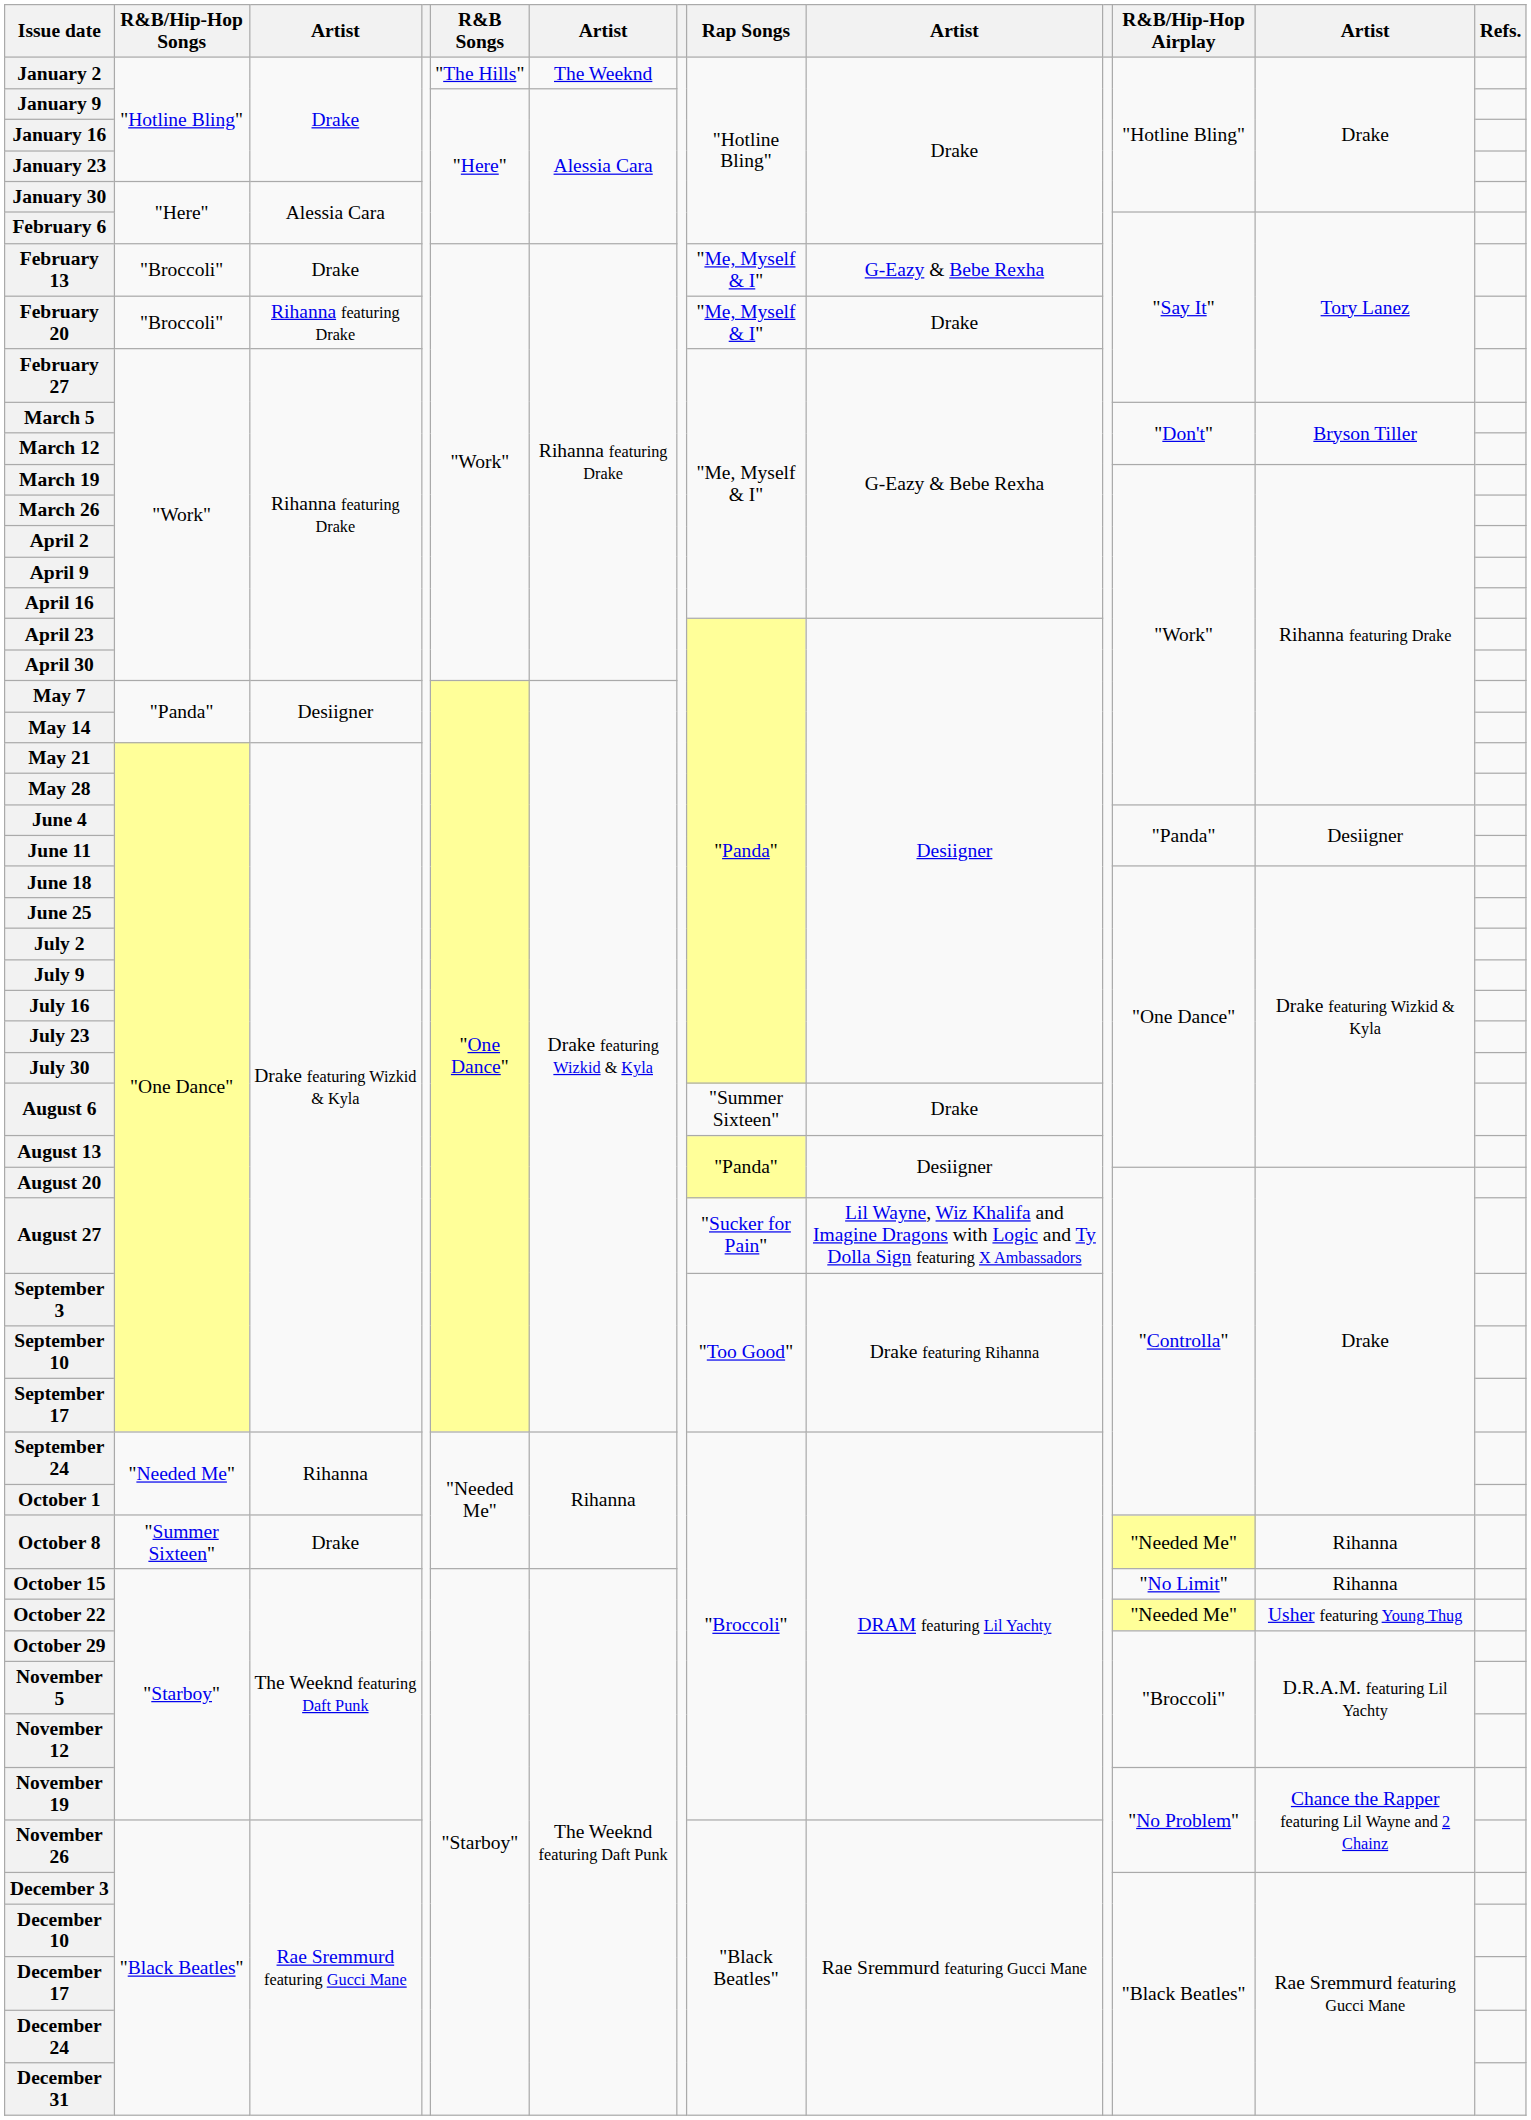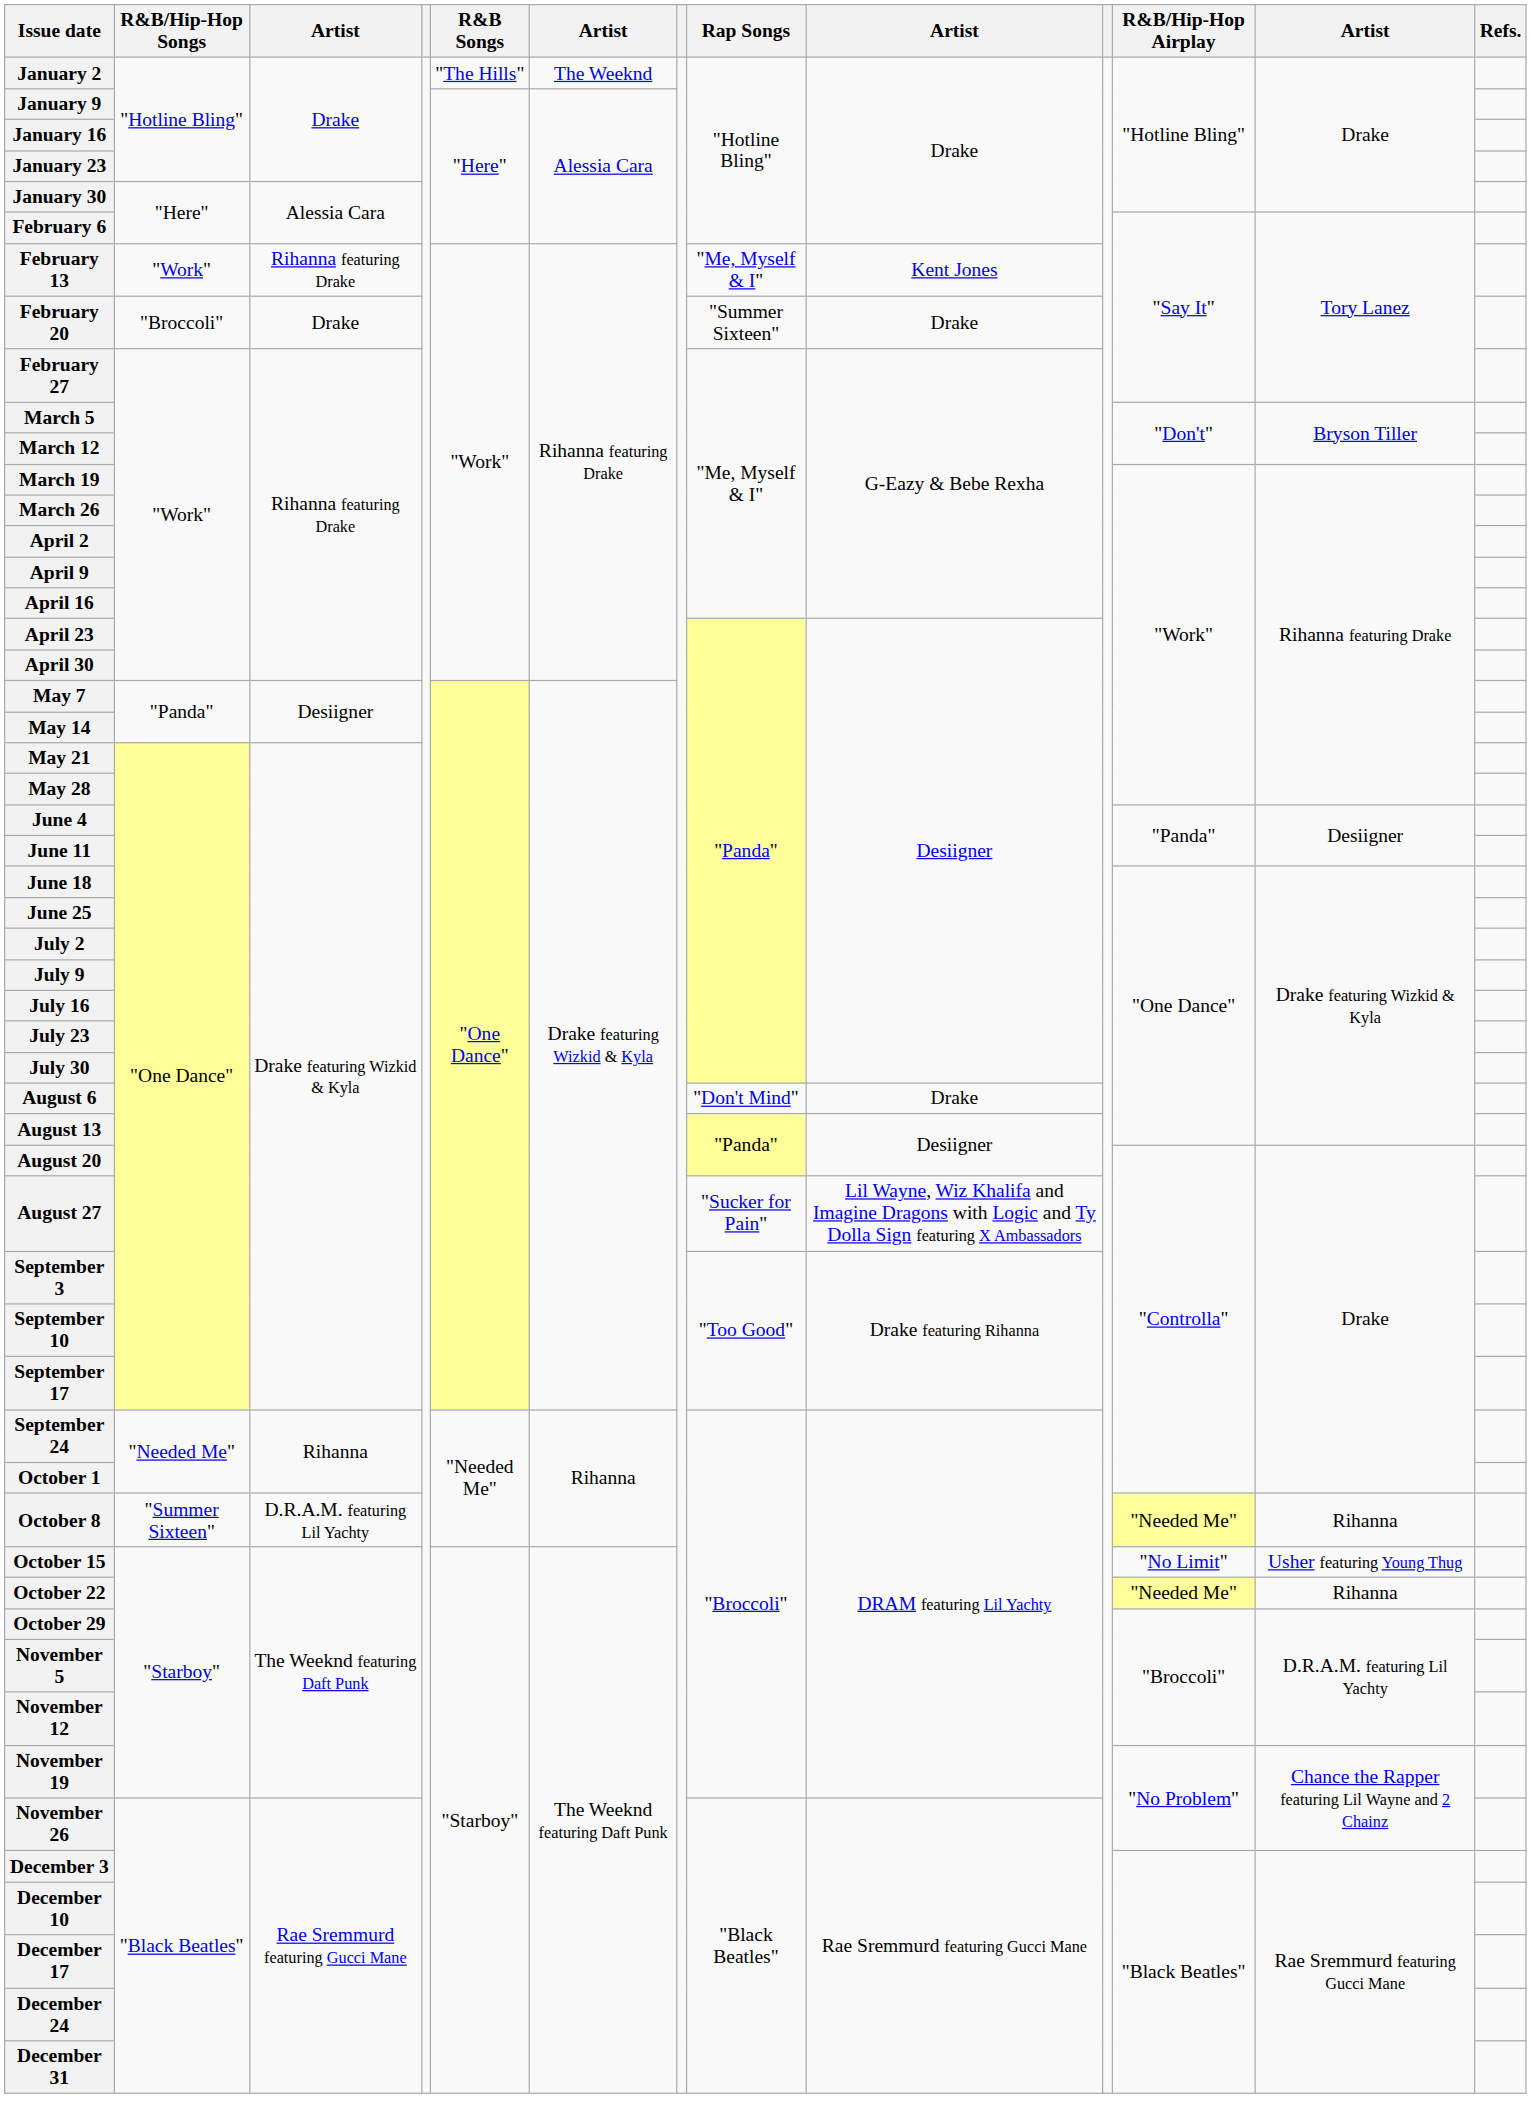(182, 269) "Broccoli" -> (182, 269) "Work"
(335, 269) Drake -> (335, 269) Rihanna featuring Drake
(954, 269) G-Eazy & Bebe Rexha -> (954, 269) Kent Jones
(335, 322) Rihanna featuring Drake -> (335, 322) Drake
(746, 322) "Me, Myself & I" -> (746, 322) "Summer Sixteen"
(746, 1109) "Summer Sixteen" -> (746, 1098) "Don't Mind"
(335, 1541) Drake -> (335, 1519) D.R.A.M. featuring Lil Yachty
(1365, 1583) Rihanna -> (1365, 1561) Usher featuring Young Thug
(1365, 1614) Usher featuring Young Thug -> (1365, 1592) Rihanna
